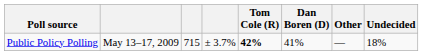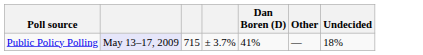- column: (260, 19)
(141, 42) no background -> (141, 42) lavender background
